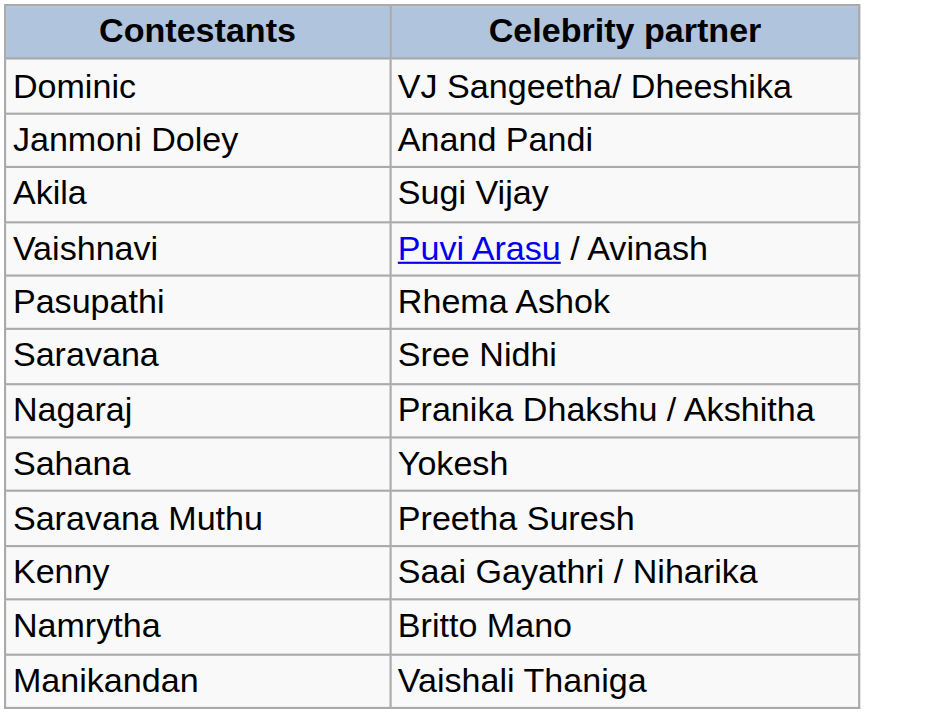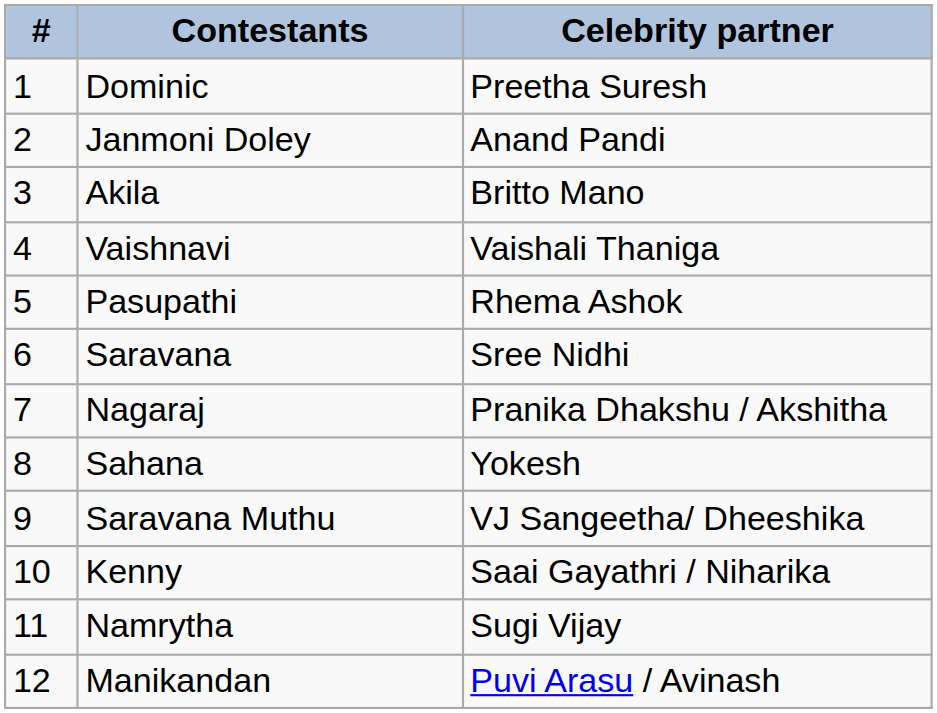+ column: (41, 31)
(595, 85) VJ Sangeetha/ Dheeshika -> (589, 85) Preetha Suresh
(473, 193) Sugi Vijay -> (557, 193) Britto Mano
(553, 247) Puvi Arasu / Avinash -> (595, 247) Vaishali Thaniga
(516, 517) Preetha Suresh -> (667, 517) VJ Sangeetha/ Dheeshika
(485, 626) Britto Mano -> (546, 626) Sugi Vijay
(522, 680) Vaishali Thaniga -> (625, 680) Puvi Arasu / Avinash
